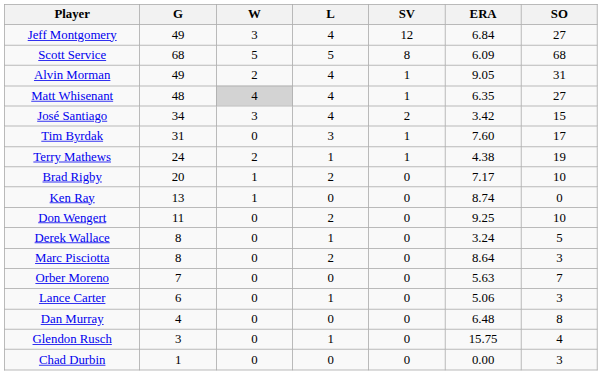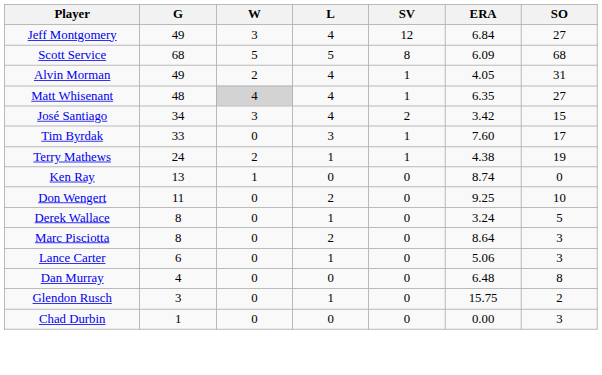(483, 75) 9.05 -> (483, 75) 4.05
(178, 136) 31 -> (178, 136) 33
- row: (72, 177)
- row: (72, 278)
(559, 339) 4 -> (559, 298) 2
